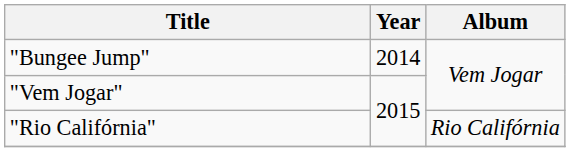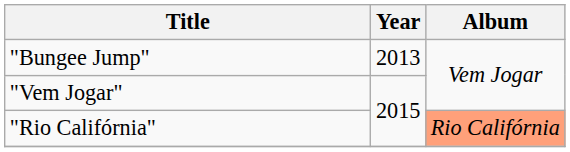(398, 57) 2014 -> (398, 57) 2013
(495, 127) no background -> (495, 127) lightsalmon background
